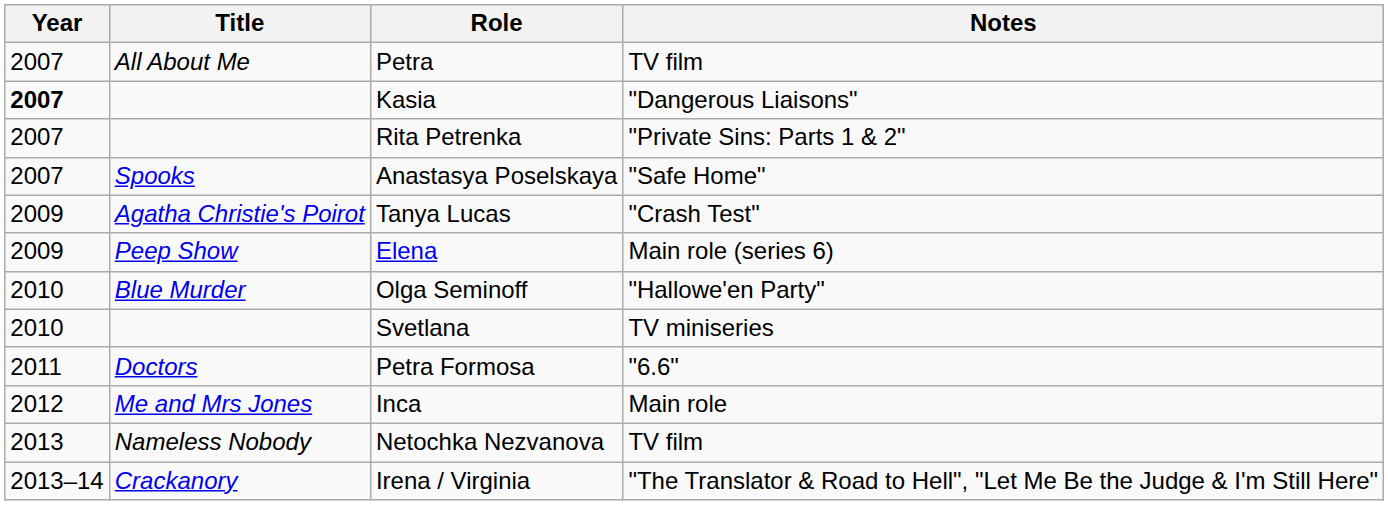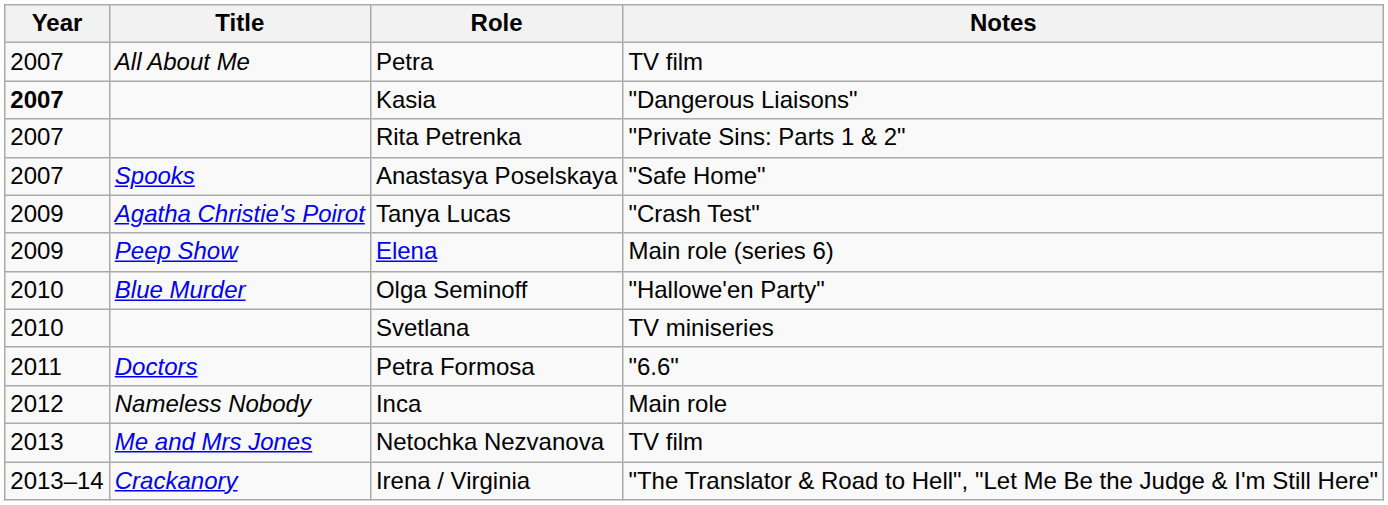(213, 404) Me and Mrs Jones -> (213, 404) Nameless Nobody
(213, 442) Nameless Nobody -> (213, 442) Me and Mrs Jones
